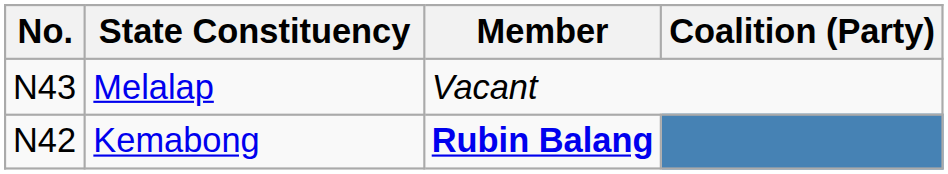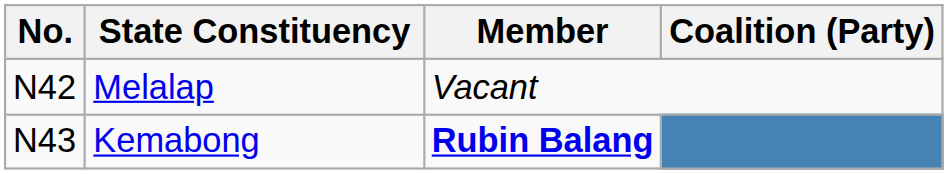(45, 86) N43 -> (45, 86) N42
(45, 140) N42 -> (45, 140) N43
